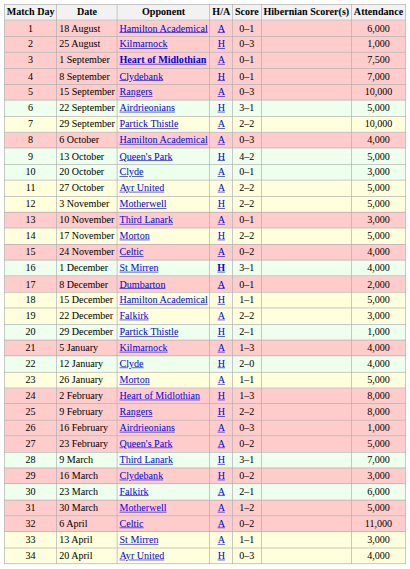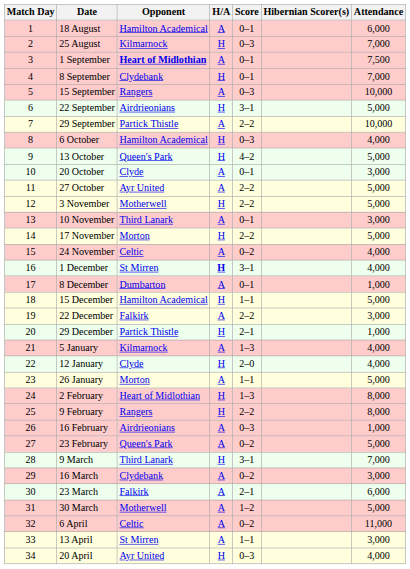(378, 44) 1,000 -> (378, 44) 7,000
(221, 140) A -> (221, 140) H
(378, 284) 2,000 -> (378, 284) 1,000
(221, 476) H -> (221, 476) A
